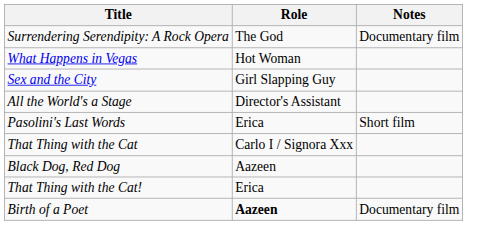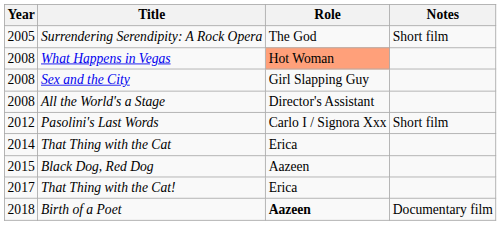+ column: (21, 15)
(409, 36) Documentary film -> (421, 36) Short film
(268, 58) no background -> (301, 58) lightsalmon background
(250, 123) Erica -> (328, 123) Carlo I / Signora Xxx
(294, 144) Carlo I / Signora Xxx -> (283, 144) Erica
